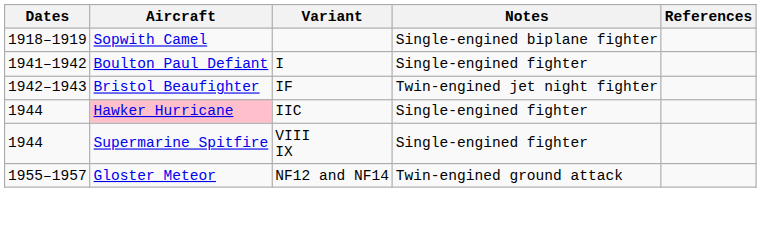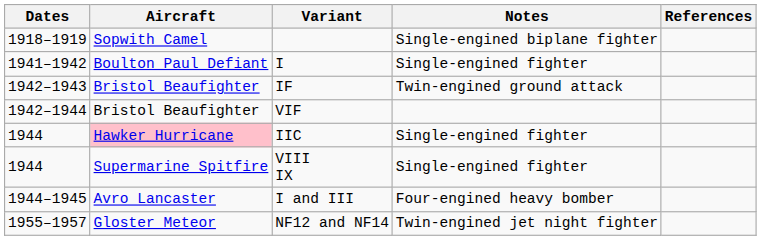(527, 88) Twin-engined jet night fighter -> (509, 88) Twin-engined ground attack
+ row: (288, 111)
+ row: (315, 199)
(509, 176) Twin-engined ground attack -> (527, 223) Twin-engined jet night fighter
